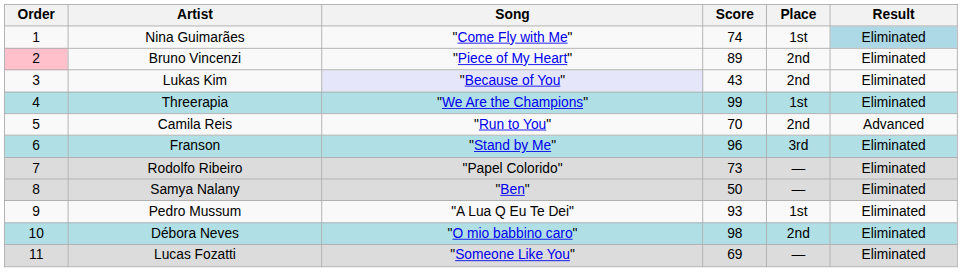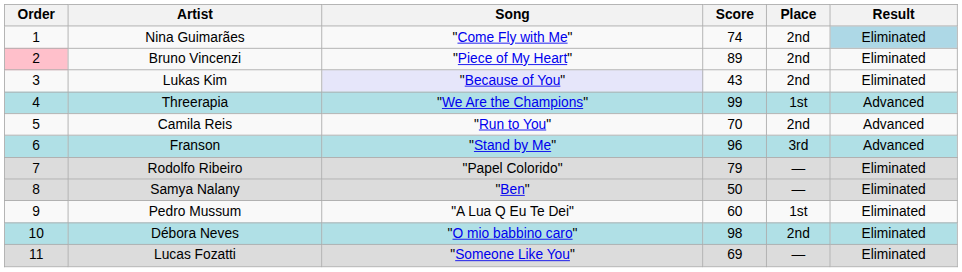(798, 37) 1st -> (798, 37) 2nd
(894, 102) Eliminated -> (894, 102) Advanced
(894, 146) Eliminated -> (894, 146) Advanced
(735, 168) 73 -> (735, 168) 79
(735, 211) 93 -> (735, 211) 60
